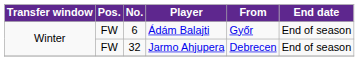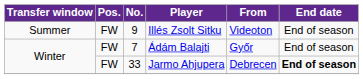+ row: (185, 30)
(134, 30) 6 -> (134, 47) 7
(134, 47) 32 -> (134, 64) 33
(316, 47) normal -> (319, 64) bold
